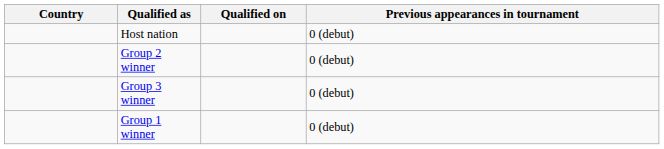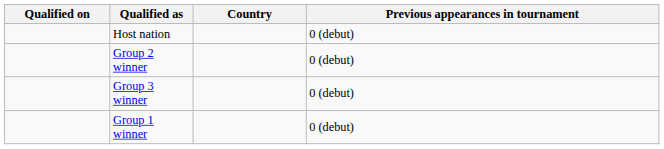columns swapped: (61, 14) <-> (253, 14)
